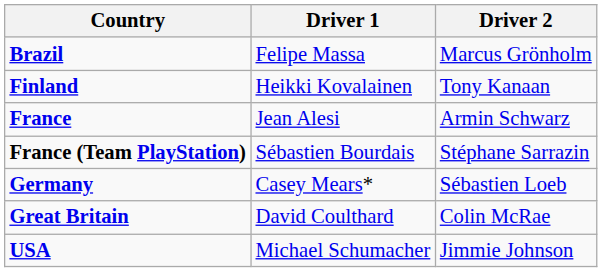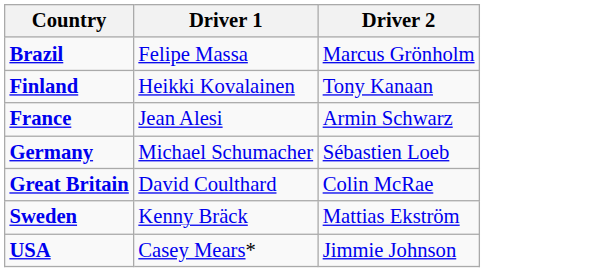- row: (128, 151)
(314, 184) Casey Mears* -> (226, 151) Michael Schumacher
+ row: (43, 217)
(343, 250) Michael Schumacher -> (197, 250) Casey Mears*
